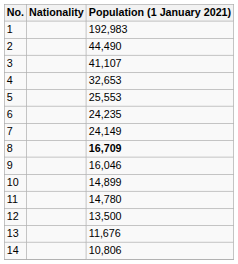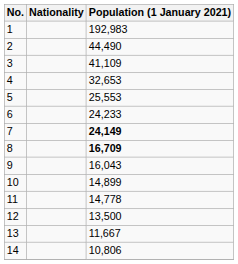(105, 64) 41,107 -> (105, 64) 41,109
(105, 115) 24,235 -> (105, 115) 24,233
(105, 132) normal -> (105, 132) bold
(105, 166) 16,046 -> (105, 166) 16,043
(105, 200) 14,780 -> (105, 200) 14,778
(105, 234) 11,676 -> (105, 234) 11,667
